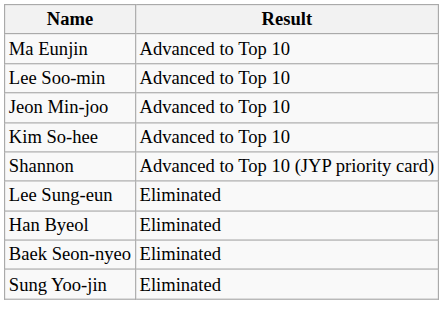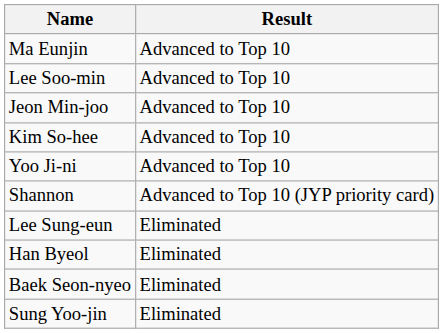+ row: (43, 166)
